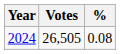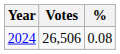(62, 37) 26,505 -> (62, 37) 26,506
